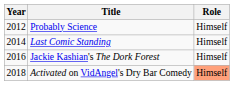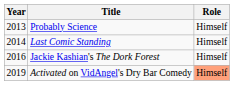(16, 27) 2012 -> (16, 27) 2013
(16, 73) 2018 -> (16, 73) 2019
